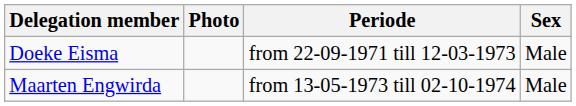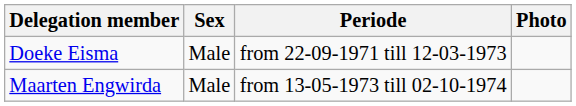columns swapped: (546, 20) <-> (214, 20)
